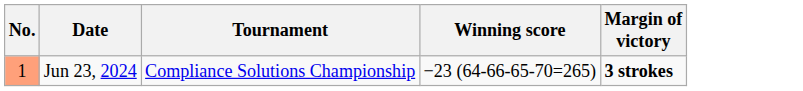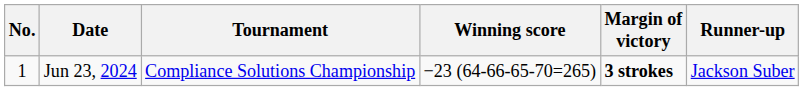+ column: (743, 30)
(22, 70) lightsalmon background -> (22, 70) no background
